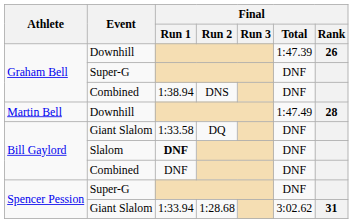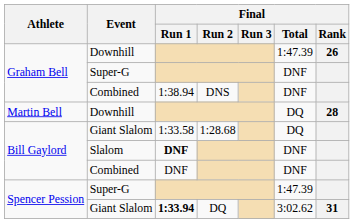(294, 112) 1:47.49 -> (295, 112) DQ
(217, 131) DQ -> (218, 131) 1:28.68
(294, 131) DNF -> (295, 131) DQ
(294, 189) DNF -> (295, 189) 1:47.39
(176, 209) normal -> (176, 209) bold
(217, 209) 1:28.68 -> (218, 209) DQ
